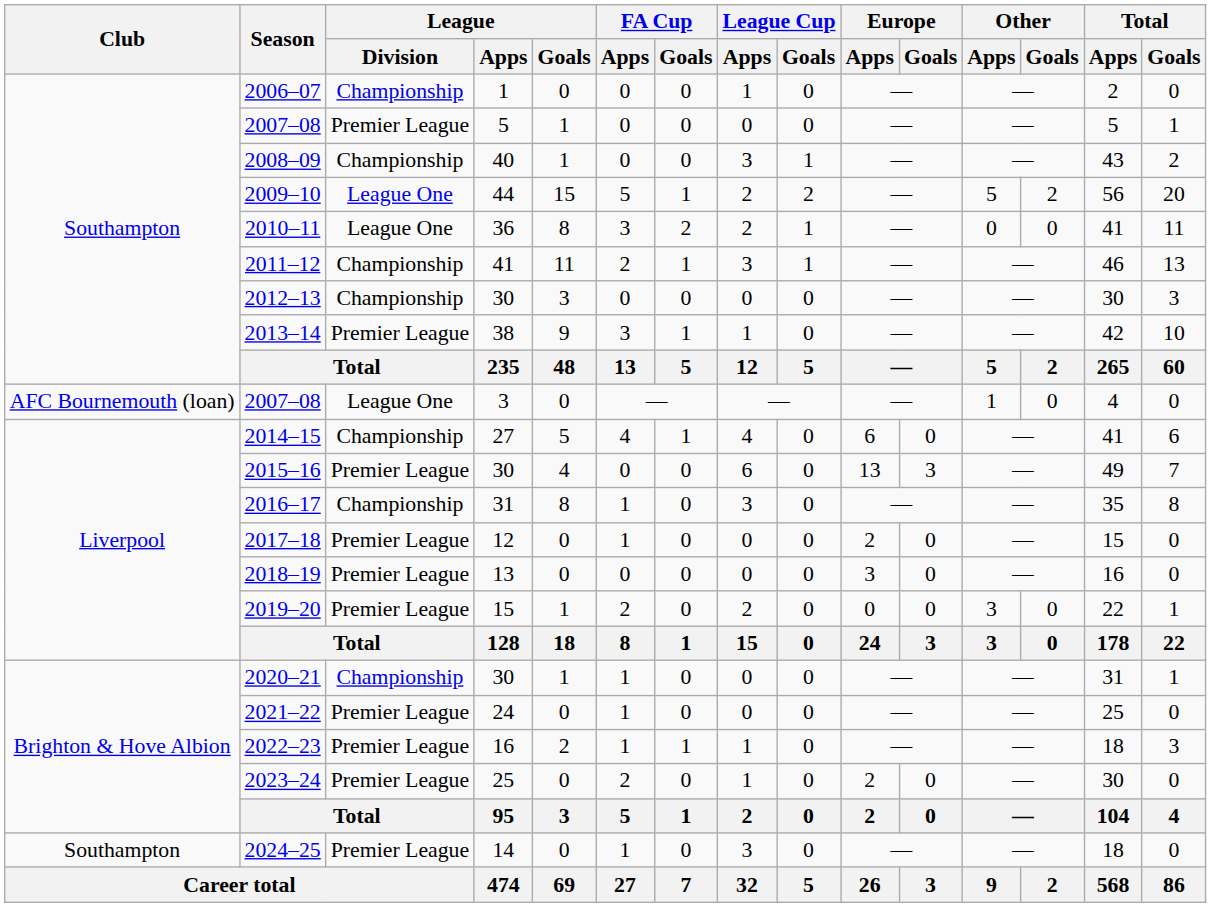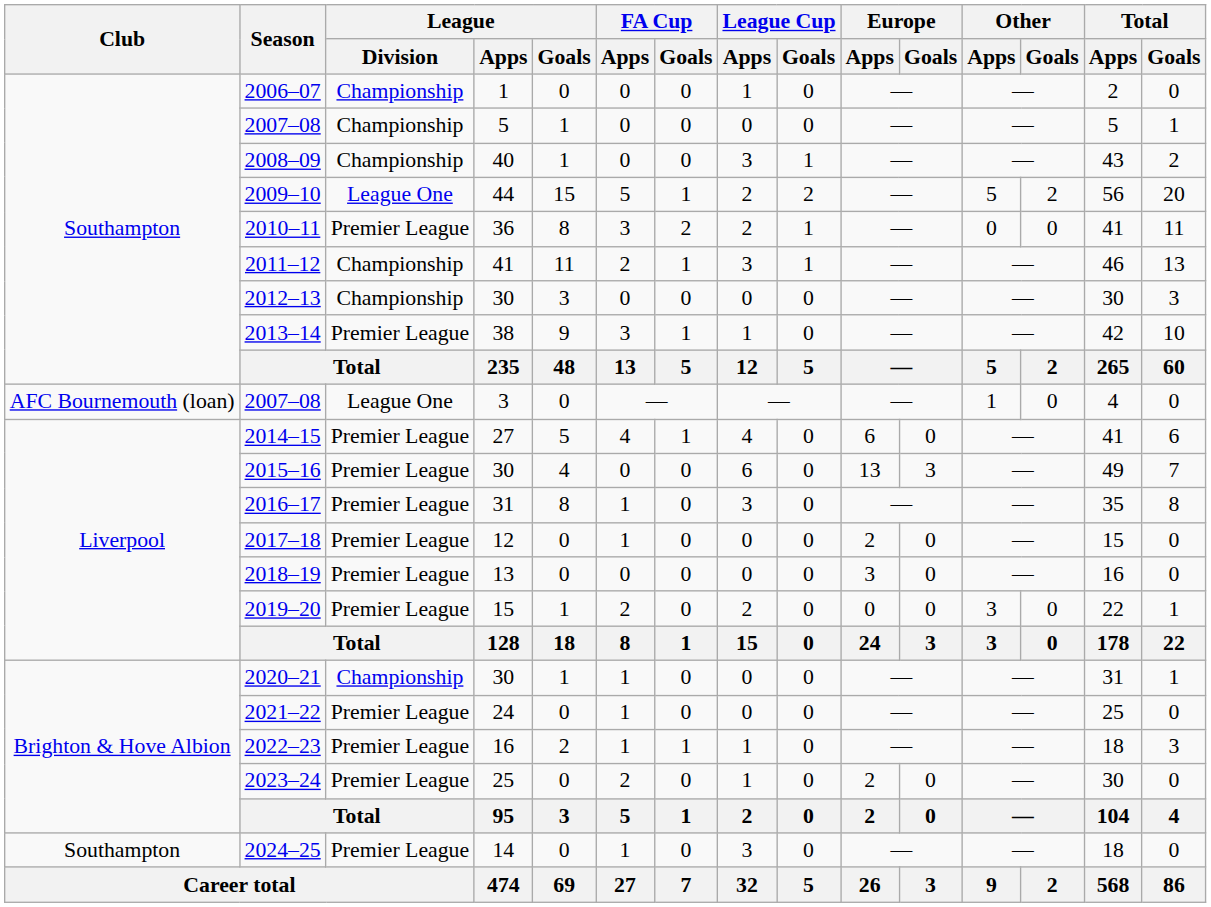(400, 125) Premier League -> (400, 125) Championship
(400, 228) League One -> (400, 228) Premier League
(400, 435) Championship -> (400, 435) Premier League
(400, 504) Championship -> (400, 504) Premier League
